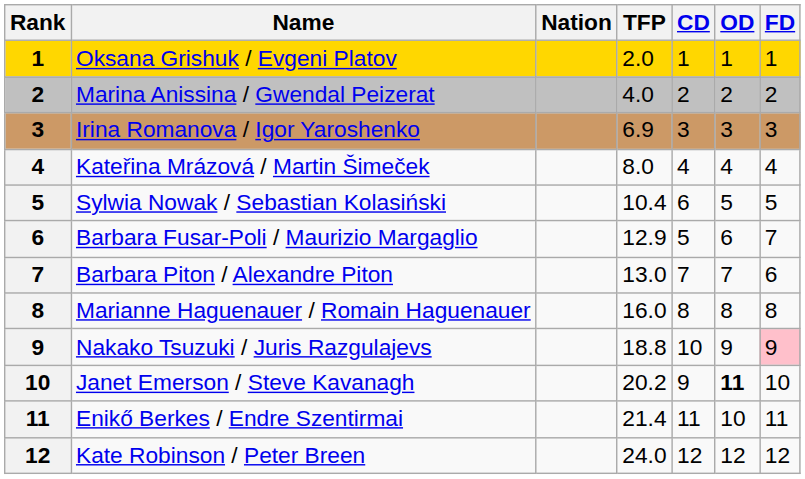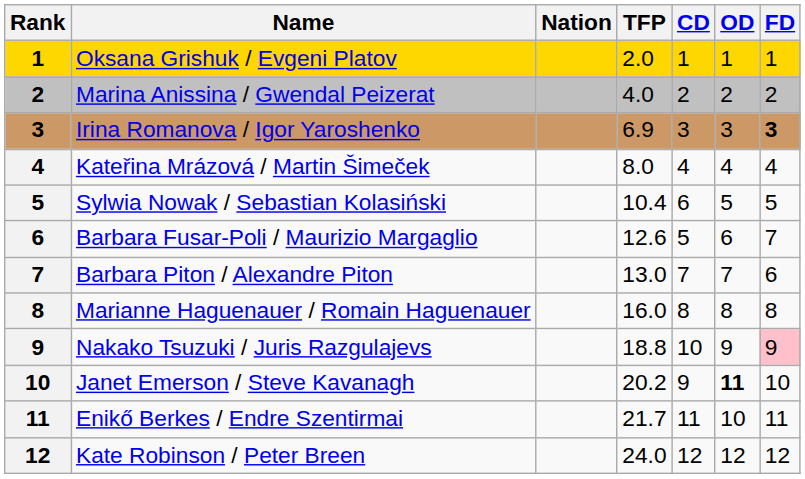(771, 130) normal -> (771, 130) bold
(644, 238) 12.9 -> (644, 238) 12.6
(644, 418) 21.4 -> (644, 418) 21.7
